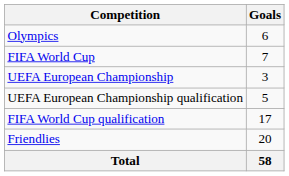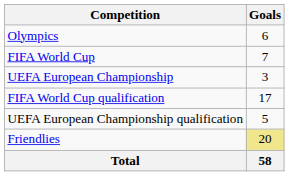rows swapped: (86, 118) <-> (125, 98)
(265, 139) no background -> (265, 139) khaki background
